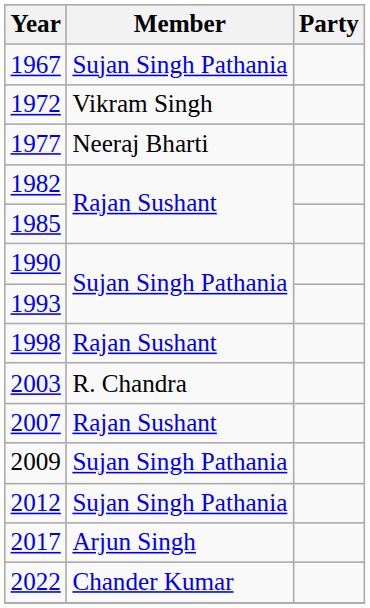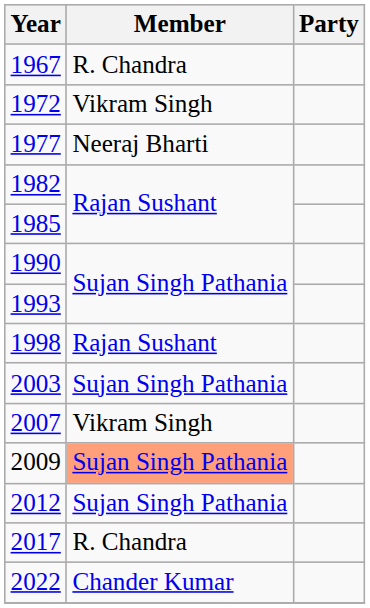(180, 64) Sujan Singh Pathania -> (130, 64) R. Chandra
(130, 382) R. Chandra -> (180, 382) Sujan Singh Pathania
(145, 422) Rajan Sushant -> (142, 422) Vikram Singh
(180, 462) no background -> (180, 462) lightsalmon background
(134, 542) Arjun Singh -> (130, 542) R. Chandra
